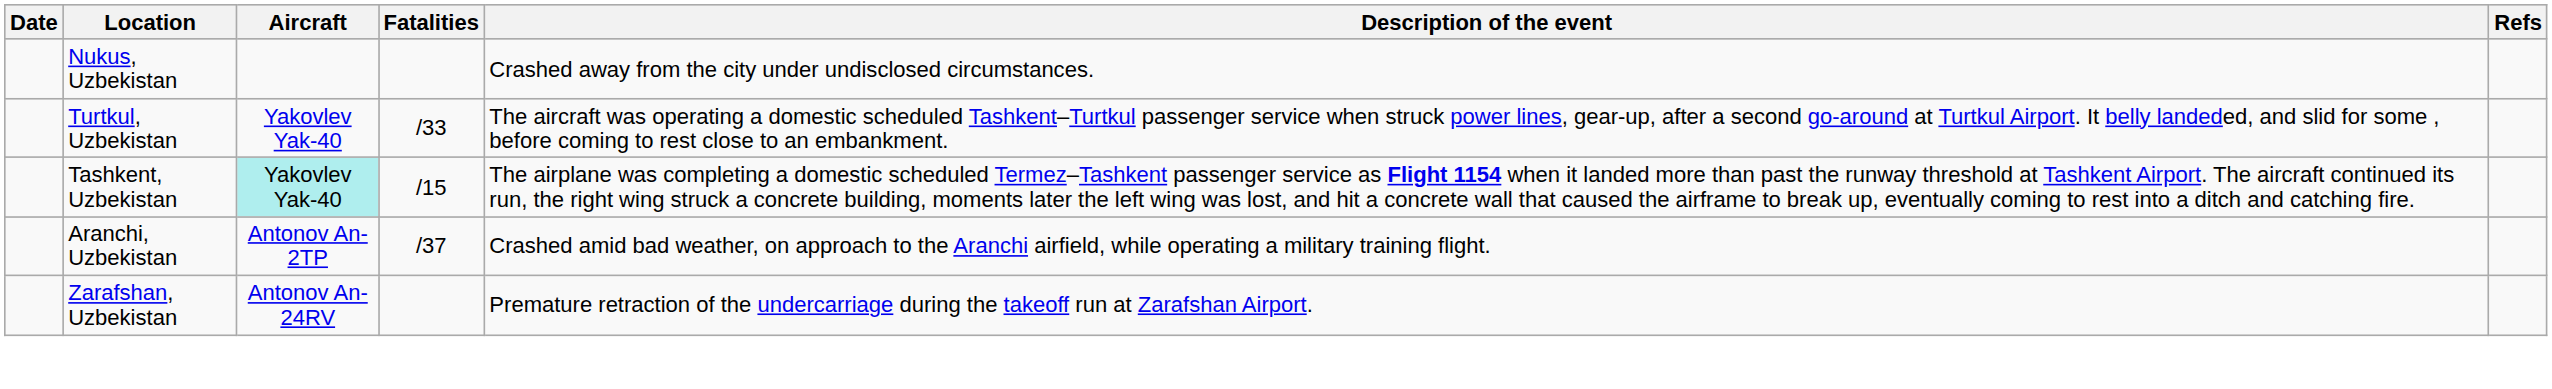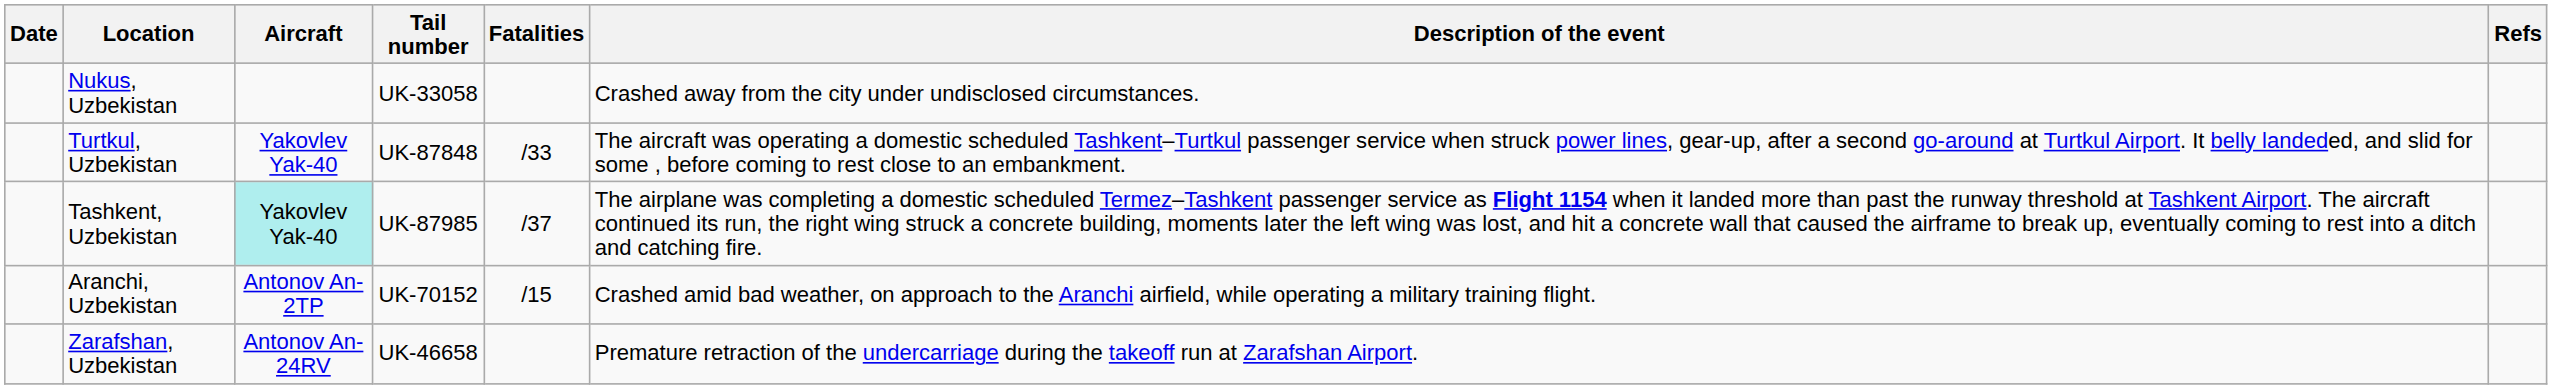+ column: (428, 34)
(431, 187) /15 -> (537, 223) /37
(431, 246) /37 -> (537, 294) /15
